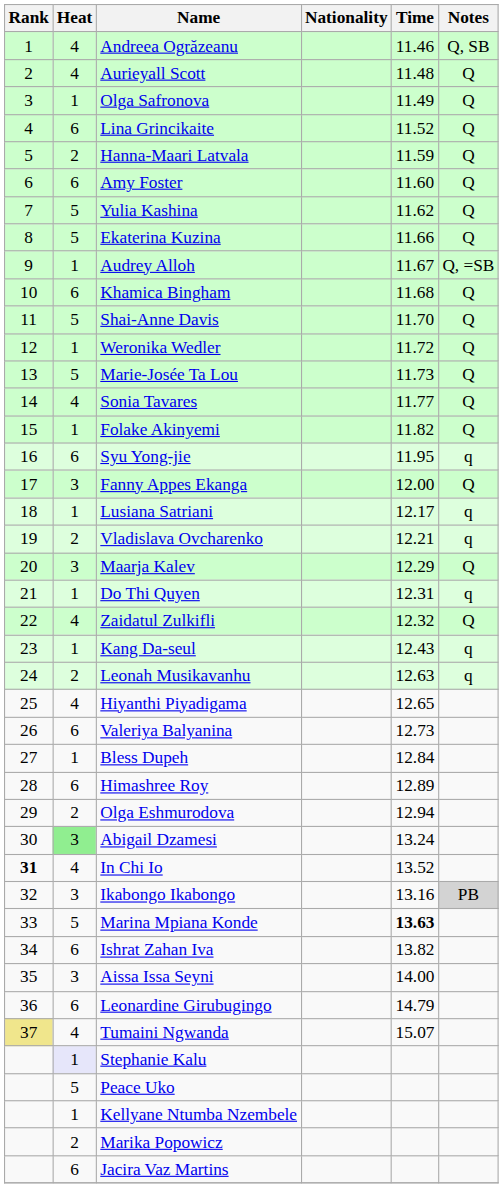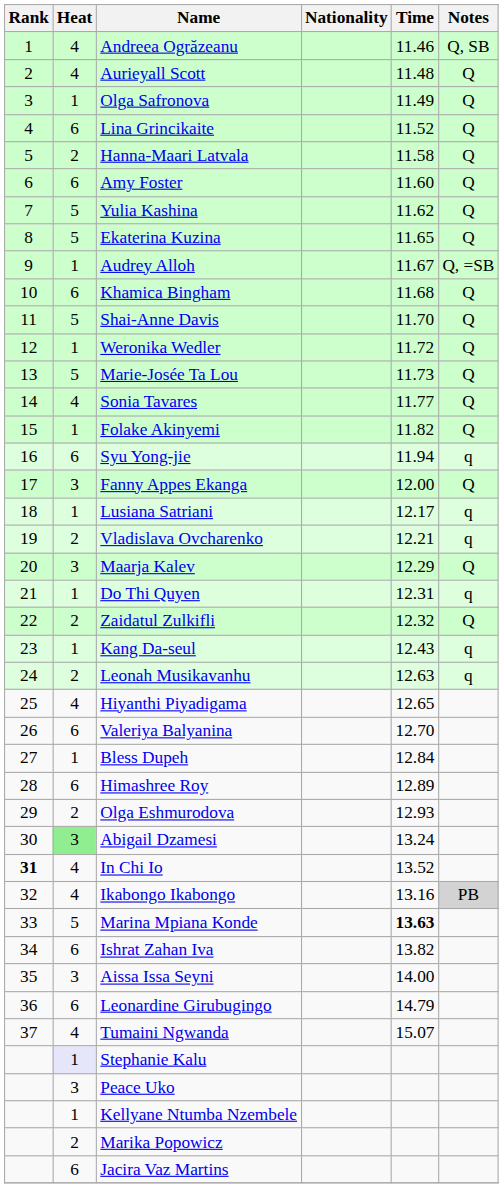(415, 155) 11.59 -> (415, 155) 11.58
(415, 237) 11.66 -> (415, 237) 11.65
(415, 456) 11.95 -> (415, 456) 11.94
(75, 621) 4 -> (75, 621) 2
(415, 730) 12.73 -> (415, 730) 12.70
(415, 812) 12.94 -> (415, 812) 12.93
(75, 895) 3 -> (75, 895) 4
(29, 1032) khaki background -> (29, 1032) no background
(75, 1086) 5 -> (75, 1086) 3
